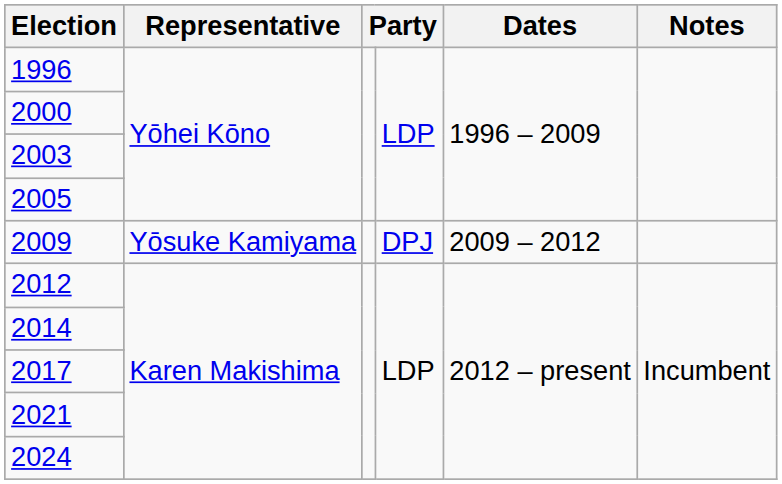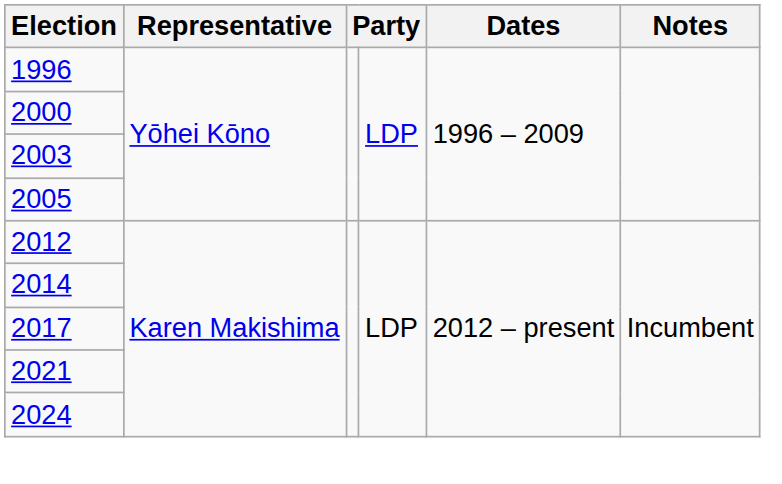- row: (41, 241)
